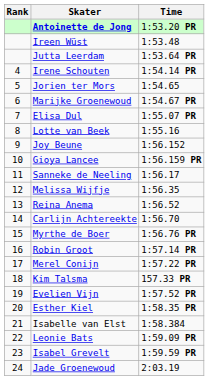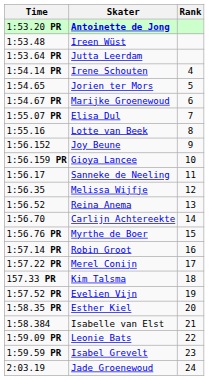columns swapped: (17, 12) <-> (171, 12)
